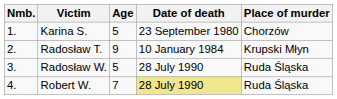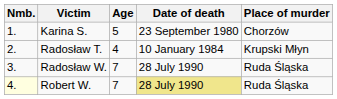(115, 49) 9 -> (115, 49) 4
(115, 67) 5 -> (115, 67) 7
(12, 85) no background -> (12, 85) lightyellow background
